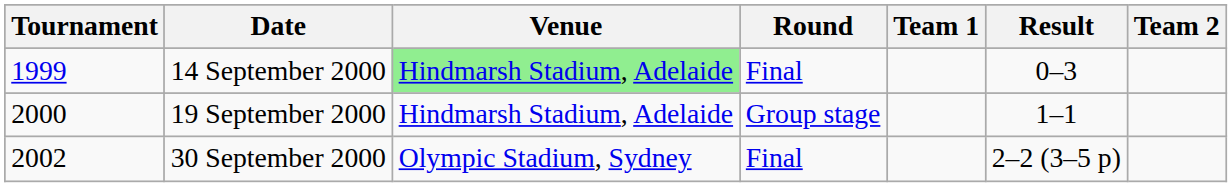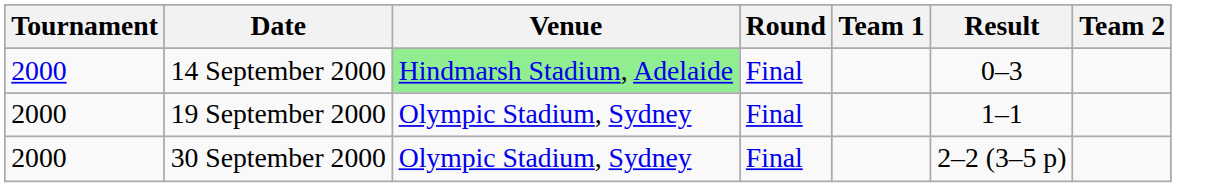(39, 70) 1999 -> (39, 70) 2000
(566, 114) Hindmarsh Stadium, Adelaide -> (545, 114) Olympic Stadium, Sydney
(813, 114) Group stage -> (774, 114) Final
(39, 158) 2002 -> (39, 158) 2000
